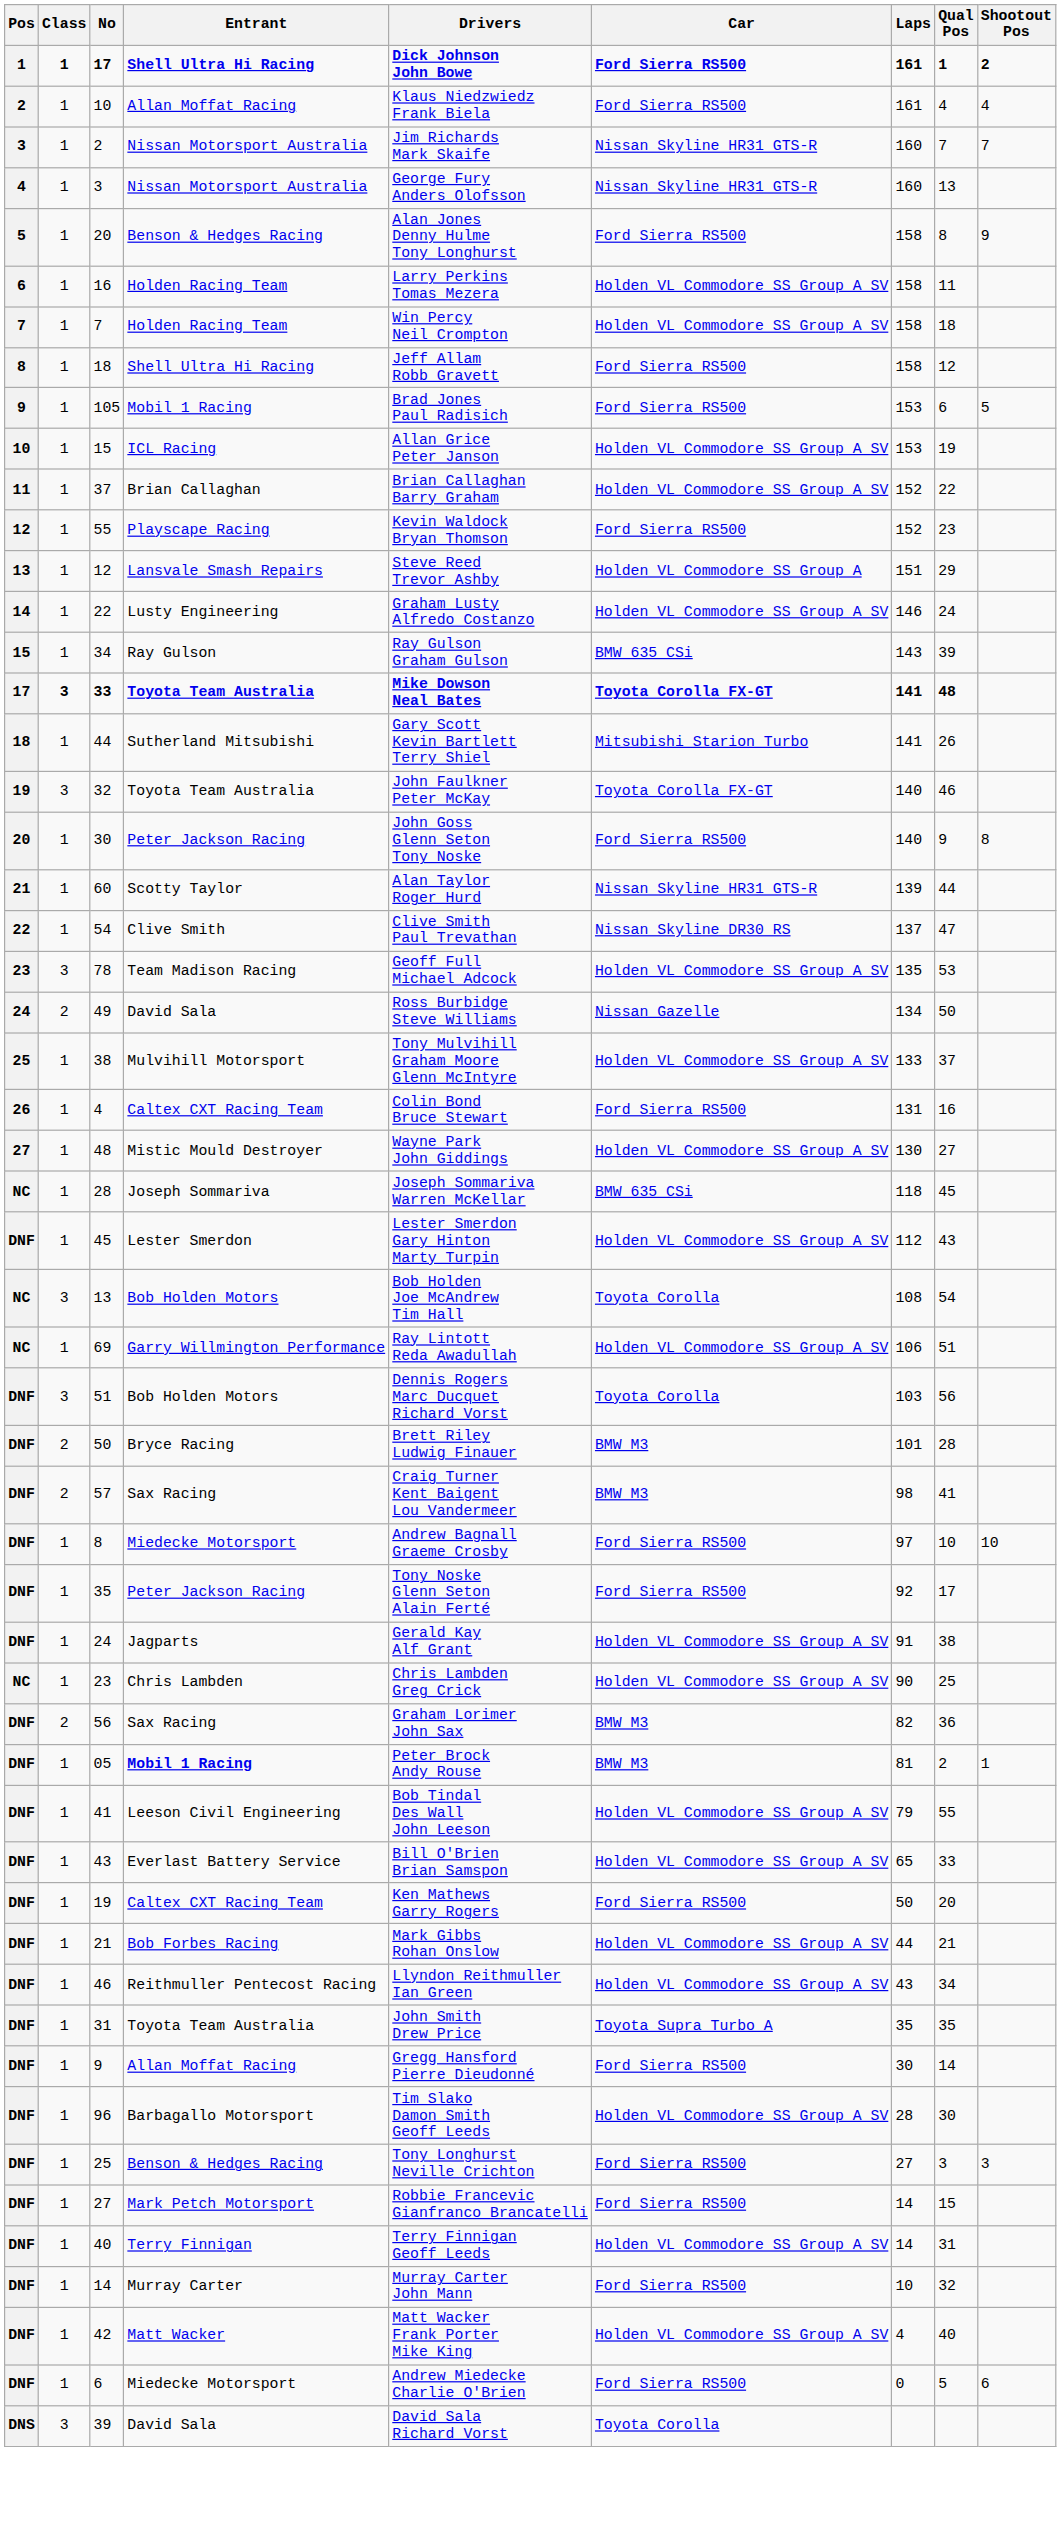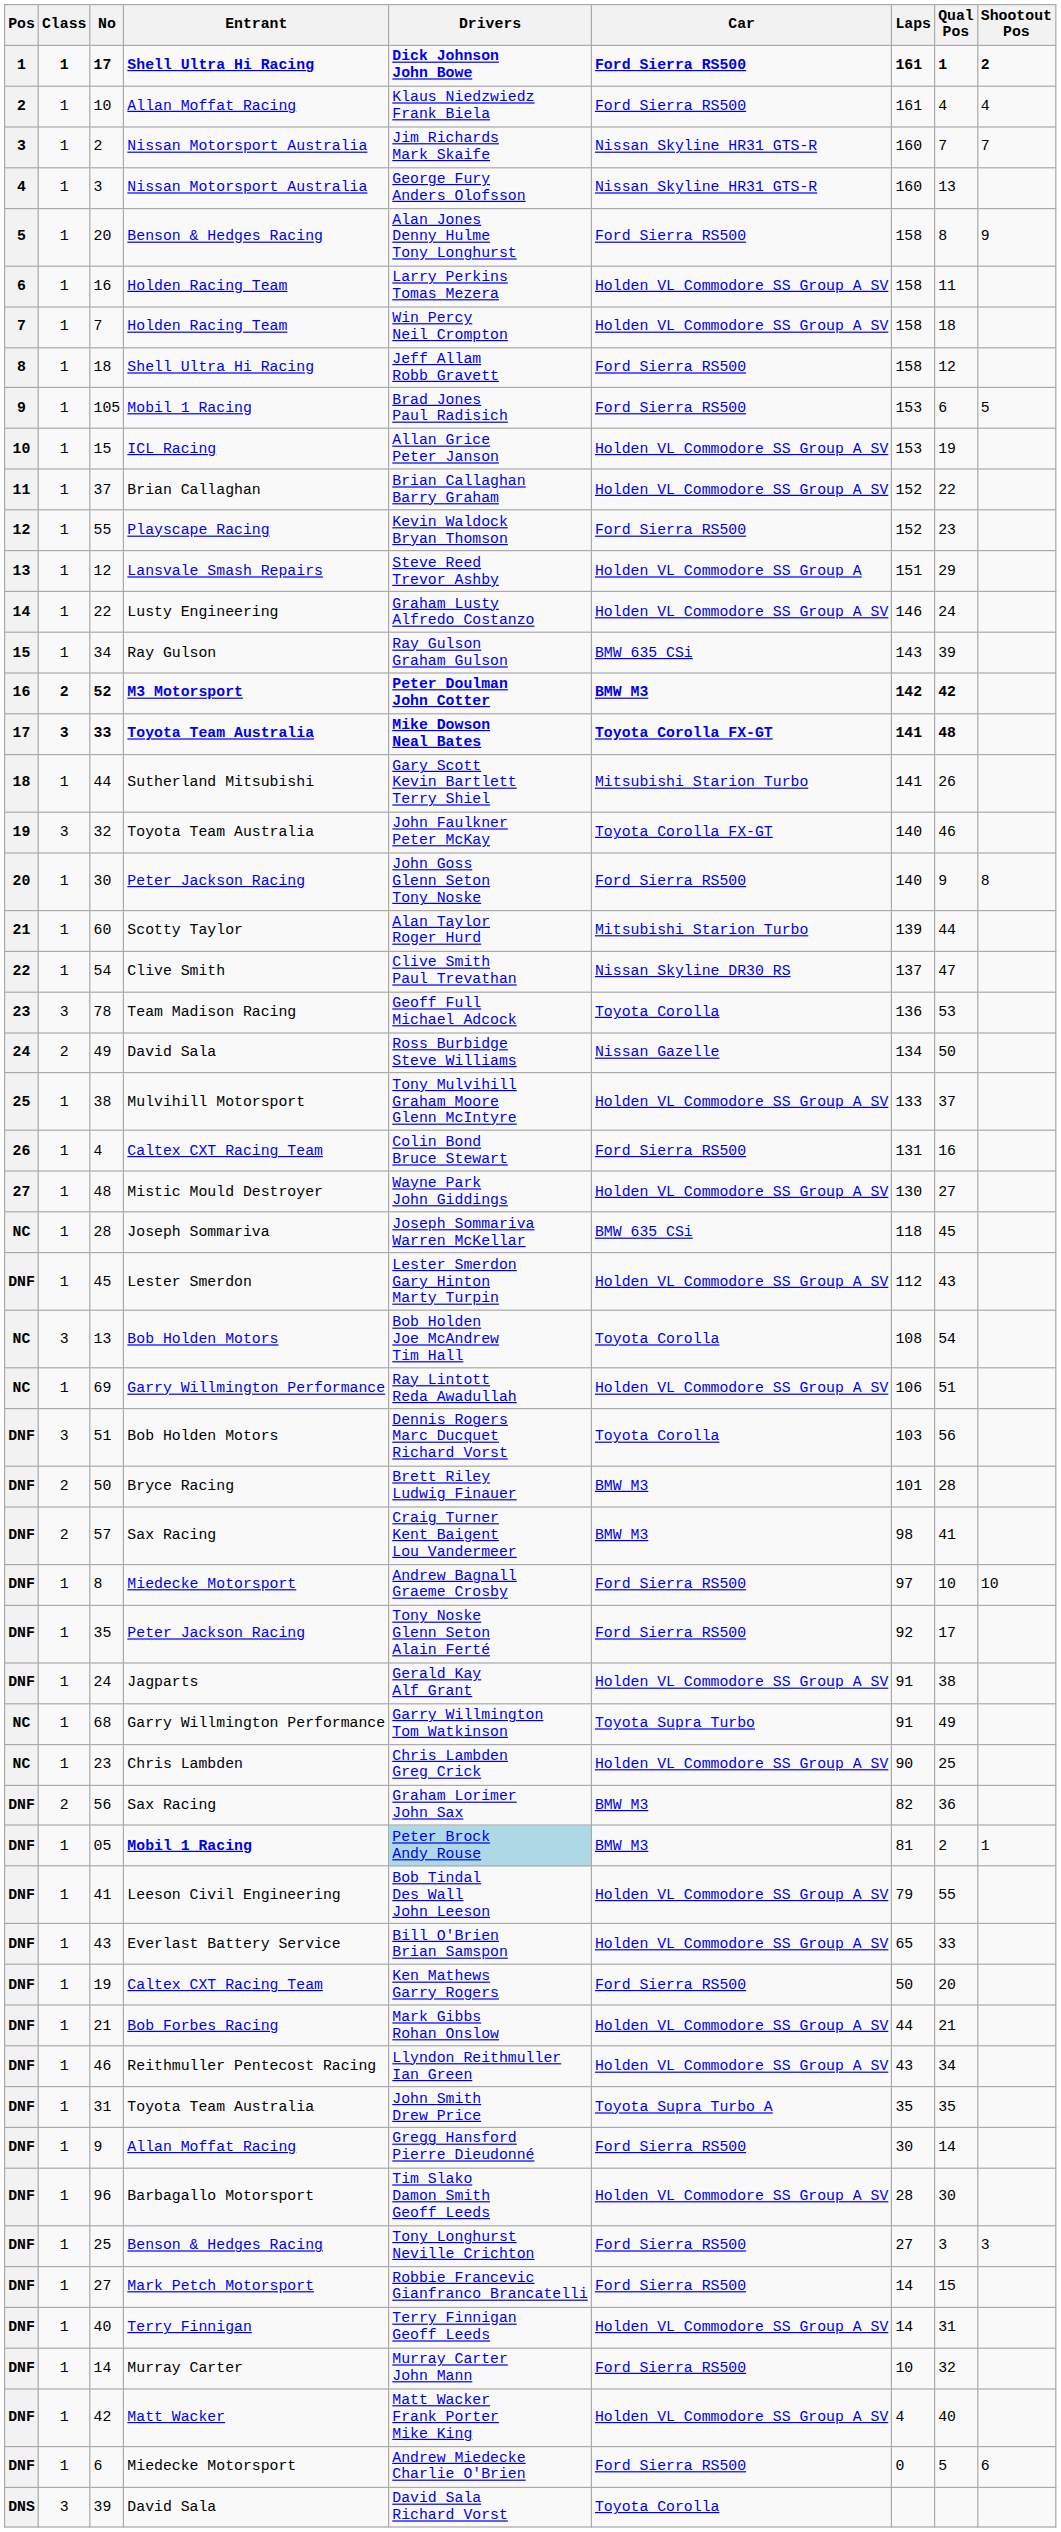+ row: (102, 694)
(706, 890) Nissan Skyline HR31 GTS-R -> (702, 931) Mitsubishi Starion Turbo
(742, 972) Holden VL Commodore SS Group A SV -> (657, 1012) Toyota Corolla
(909, 972) 135 -> (909, 1012) 136
+ row: (102, 1724)
(441, 1765) no background -> (441, 1846) lightblue background
